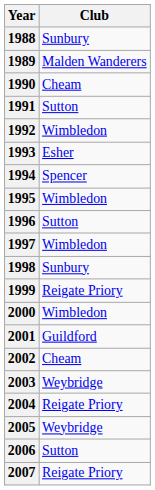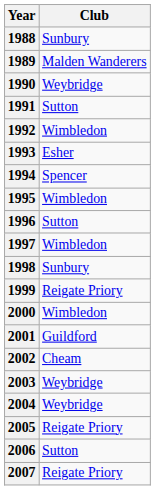(62, 84) Cheam -> (72, 84) Weybridge
(82, 404) Reigate Priory -> (72, 404) Weybridge
(72, 427) Weybridge -> (82, 427) Reigate Priory
